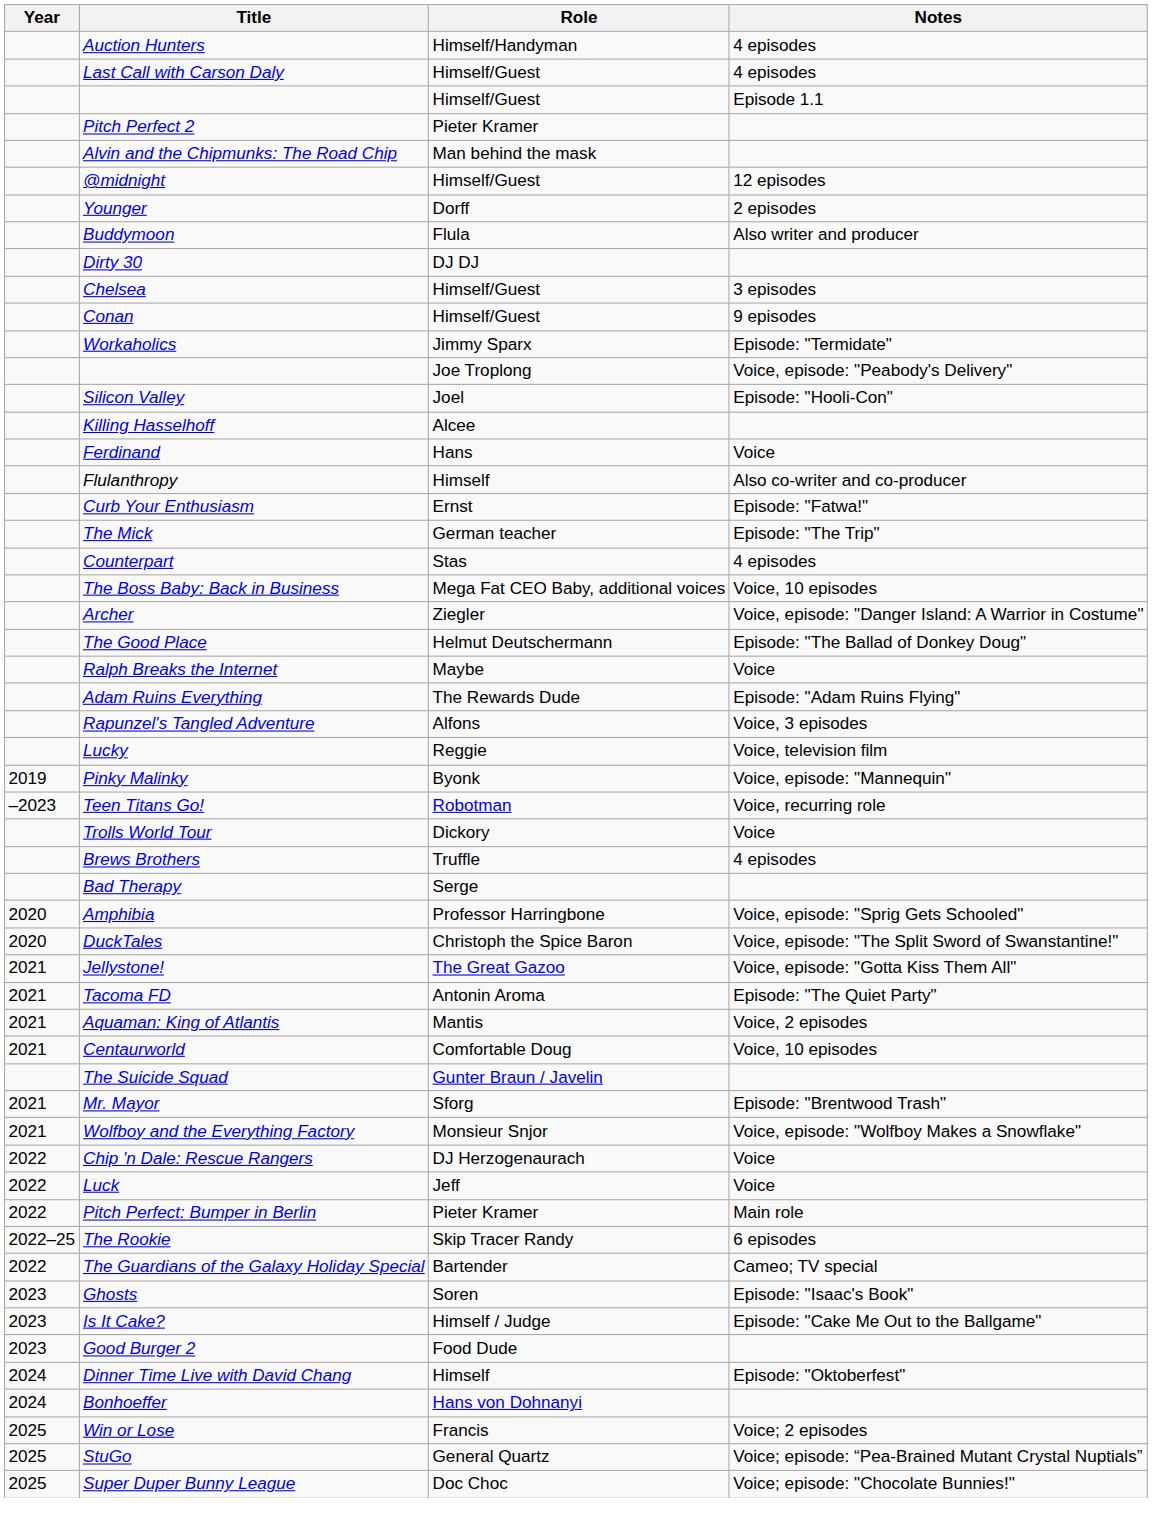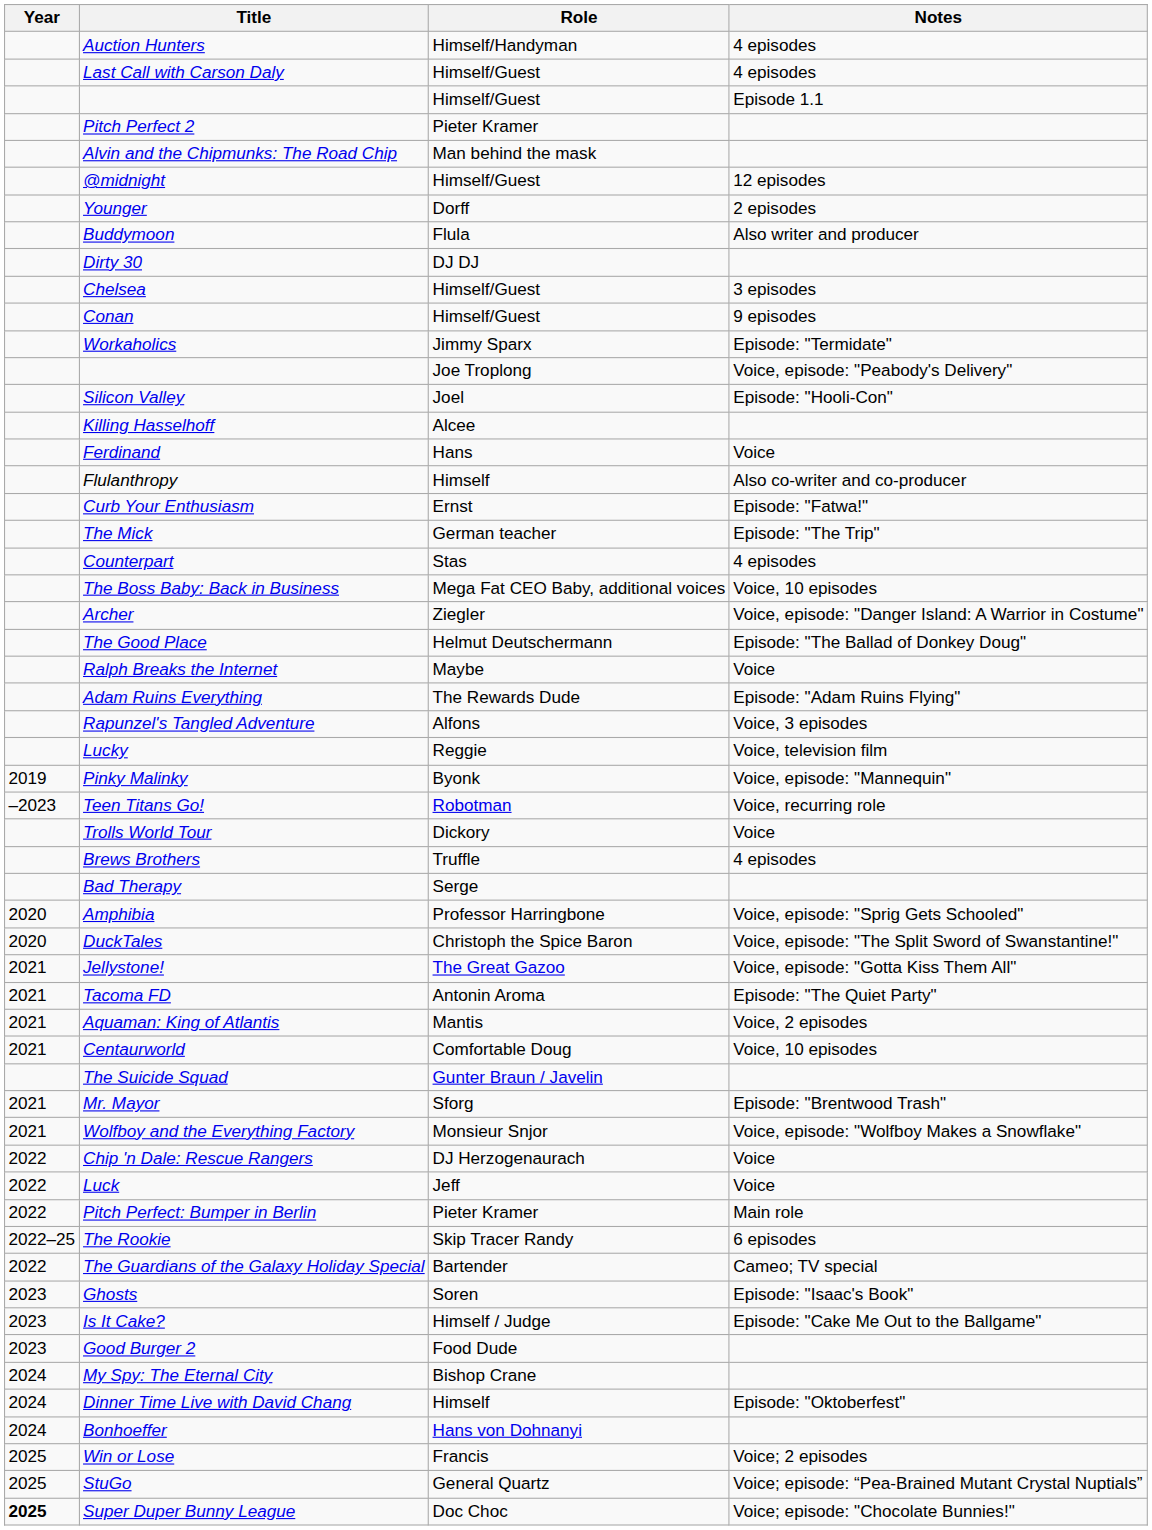+ row: (178, 1375)
(28, 1484) normal -> (28, 1511) bold
